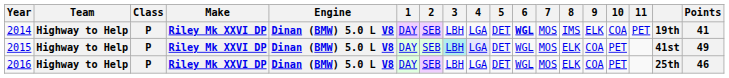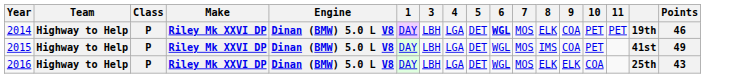- column: (431, 13)
(571, 30) IMS -> (548, 30) ELK
(594, 30) ELK -> (571, 30) COA
(618, 30) COA -> (594, 30) PET
(703, 30) 41 -> (680, 30) 46
(455, 47) paleturquoise background -> (431, 47) no background
(478, 47) lavender background -> (455, 47) no background
(571, 47) ELK -> (548, 47) IMS
(594, 64) COA -> (571, 64) ELK
(618, 64) PET -> (594, 64) COA
(703, 64) 46 -> (680, 64) 43
